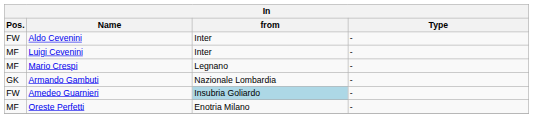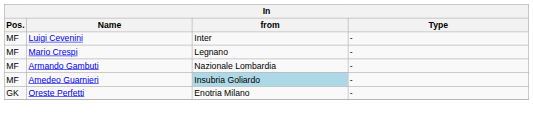- row: (55, 39)
(13, 80) GK -> (13, 66) MF
(13, 93) FW -> (13, 80) MF
(13, 107) MF -> (13, 93) GK
